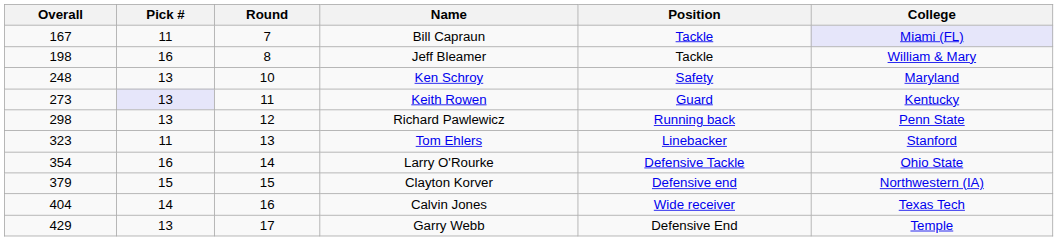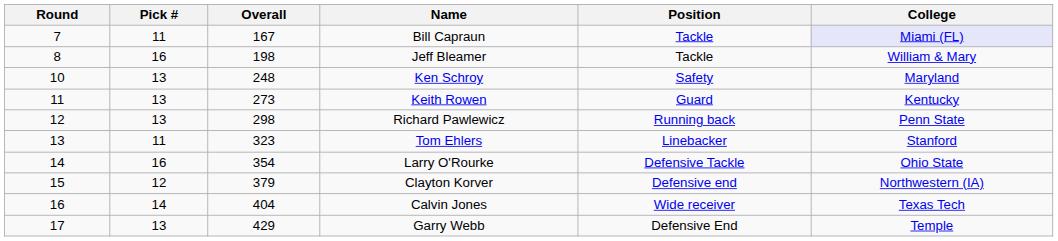columns swapped: (267, 15) <-> (61, 15)
(165, 99) lavender background -> (159, 99) no background
(165, 183) 15 -> (159, 183) 12
